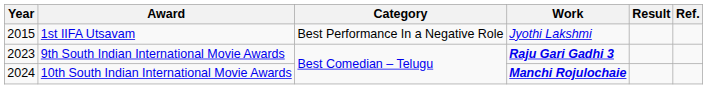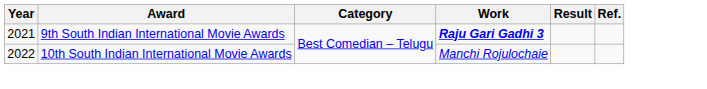- row: (88, 34)
(21, 53) 2023 -> (21, 34) 2021
(21, 73) 2024 -> (21, 53) 2022
(568, 73) bold -> (493, 53) normal
